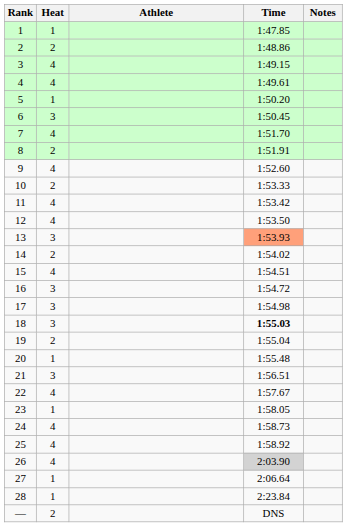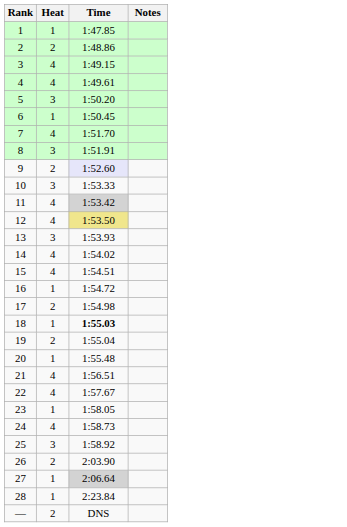- column: (156, 13)
(53, 99) 1 -> (53, 99) 3
(53, 116) 3 -> (53, 116) 1
(53, 151) 2 -> (53, 151) 3
(53, 168) 4 -> (53, 168) 2
(273, 168) no background -> (98, 168) lavender background
(53, 185) 2 -> (53, 185) 3
(273, 202) no background -> (98, 202) lightgrey background
(273, 220) no background -> (98, 220) khaki background
(273, 237) lightsalmon background -> (98, 237) no background
(53, 254) 2 -> (53, 254) 4
(53, 289) 3 -> (53, 289) 1
(53, 306) 3 -> (53, 306) 2
(53, 323) 3 -> (53, 323) 1
(53, 375) 3 -> (53, 375) 4
(53, 444) 4 -> (53, 444) 3
(53, 461) 4 -> (53, 461) 2
(273, 461) lightgrey background -> (98, 461) no background
(273, 479) no background -> (98, 479) lightgrey background
